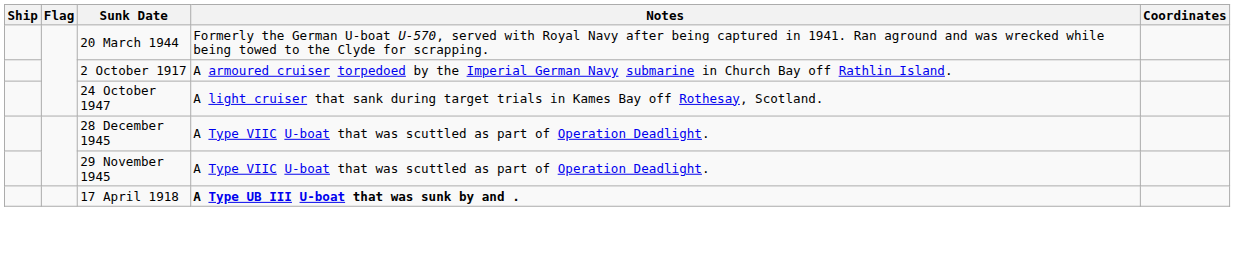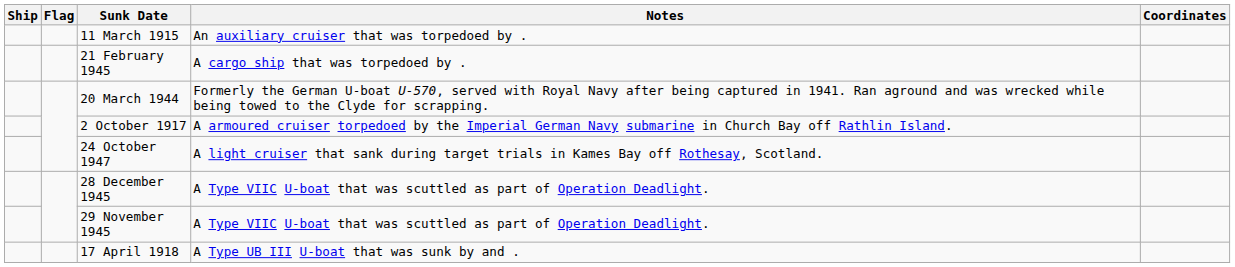+ row: (130, 35)
+ row: (122, 63)
(356, 196) bold -> (356, 252) normal
